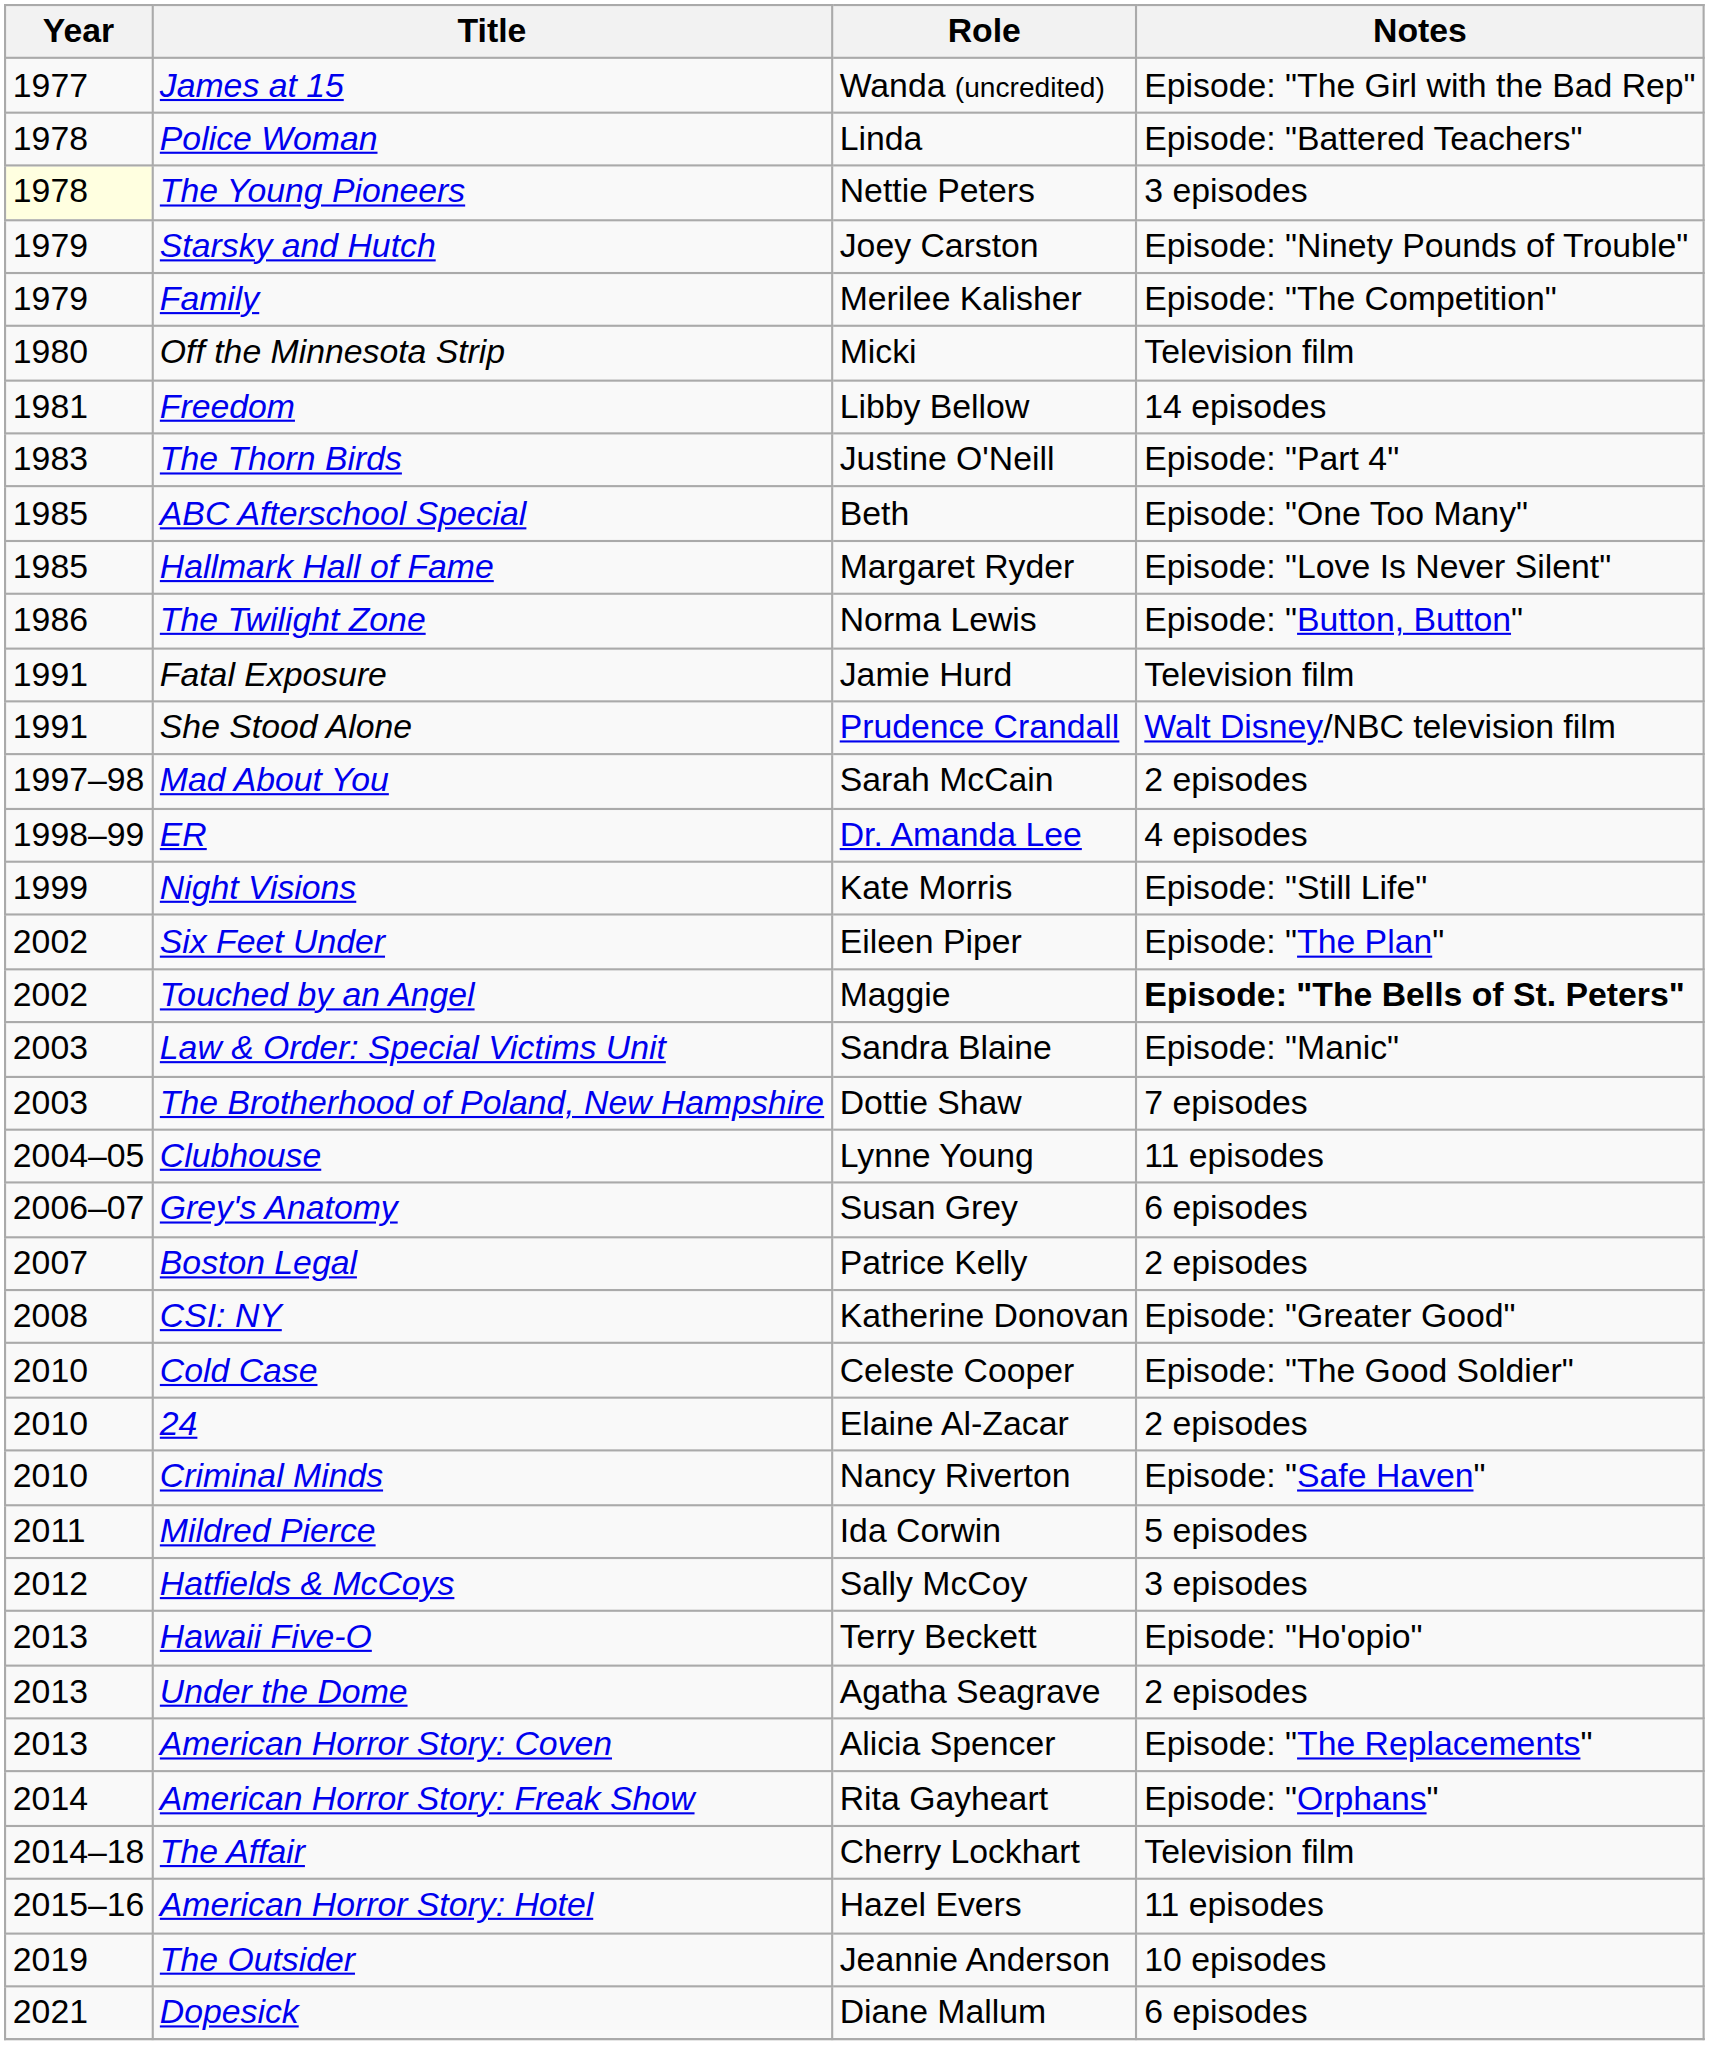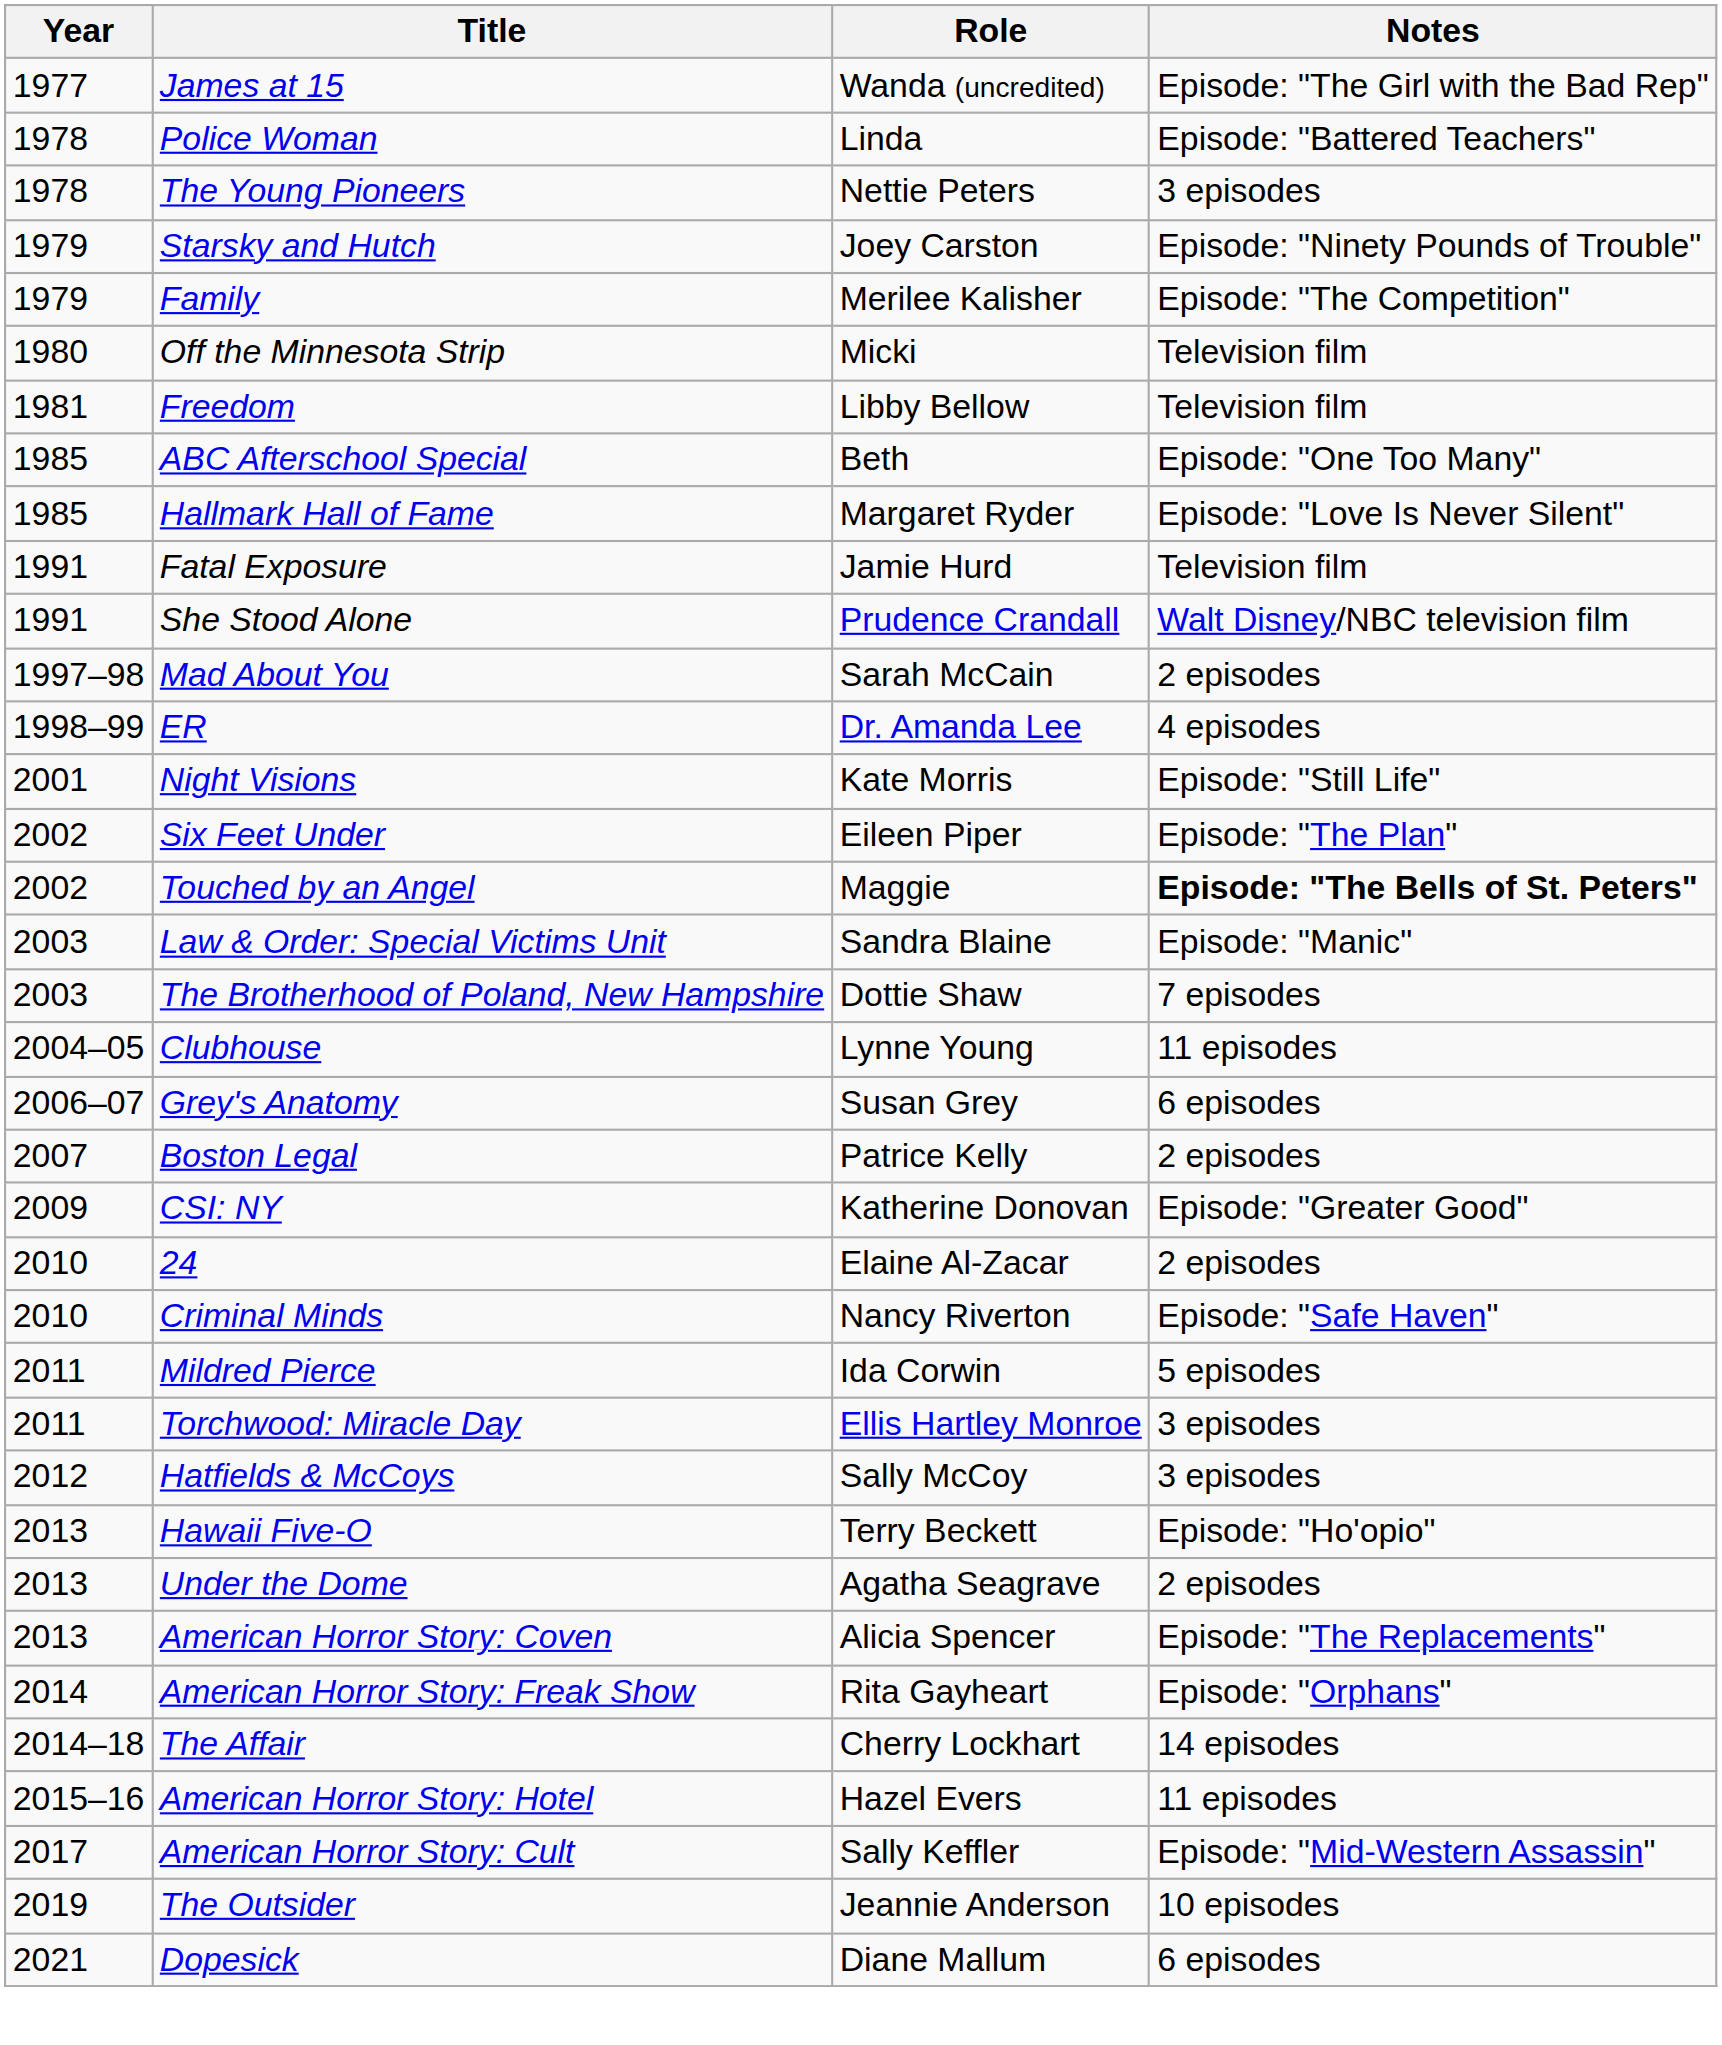(50, 191) lightyellow background -> (50, 191) no background
(1235, 406) 14 episodes -> (1262, 406) Television film
- row: (281, 459)
- row: (293, 620)
(50, 887) 1999 -> (50, 780) 2001
(50, 1316) 2008 -> (50, 1209) 2009
- row: (239, 1369)
+ row: (340, 1423)
(1249, 1851) Television film -> (1248, 1744) 14 episodes
+ row: (367, 1851)
